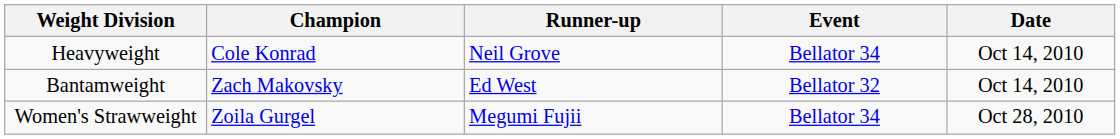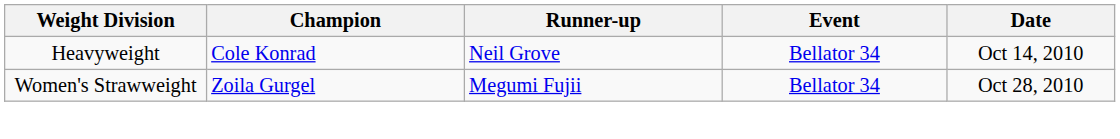- row: (106, 85)
